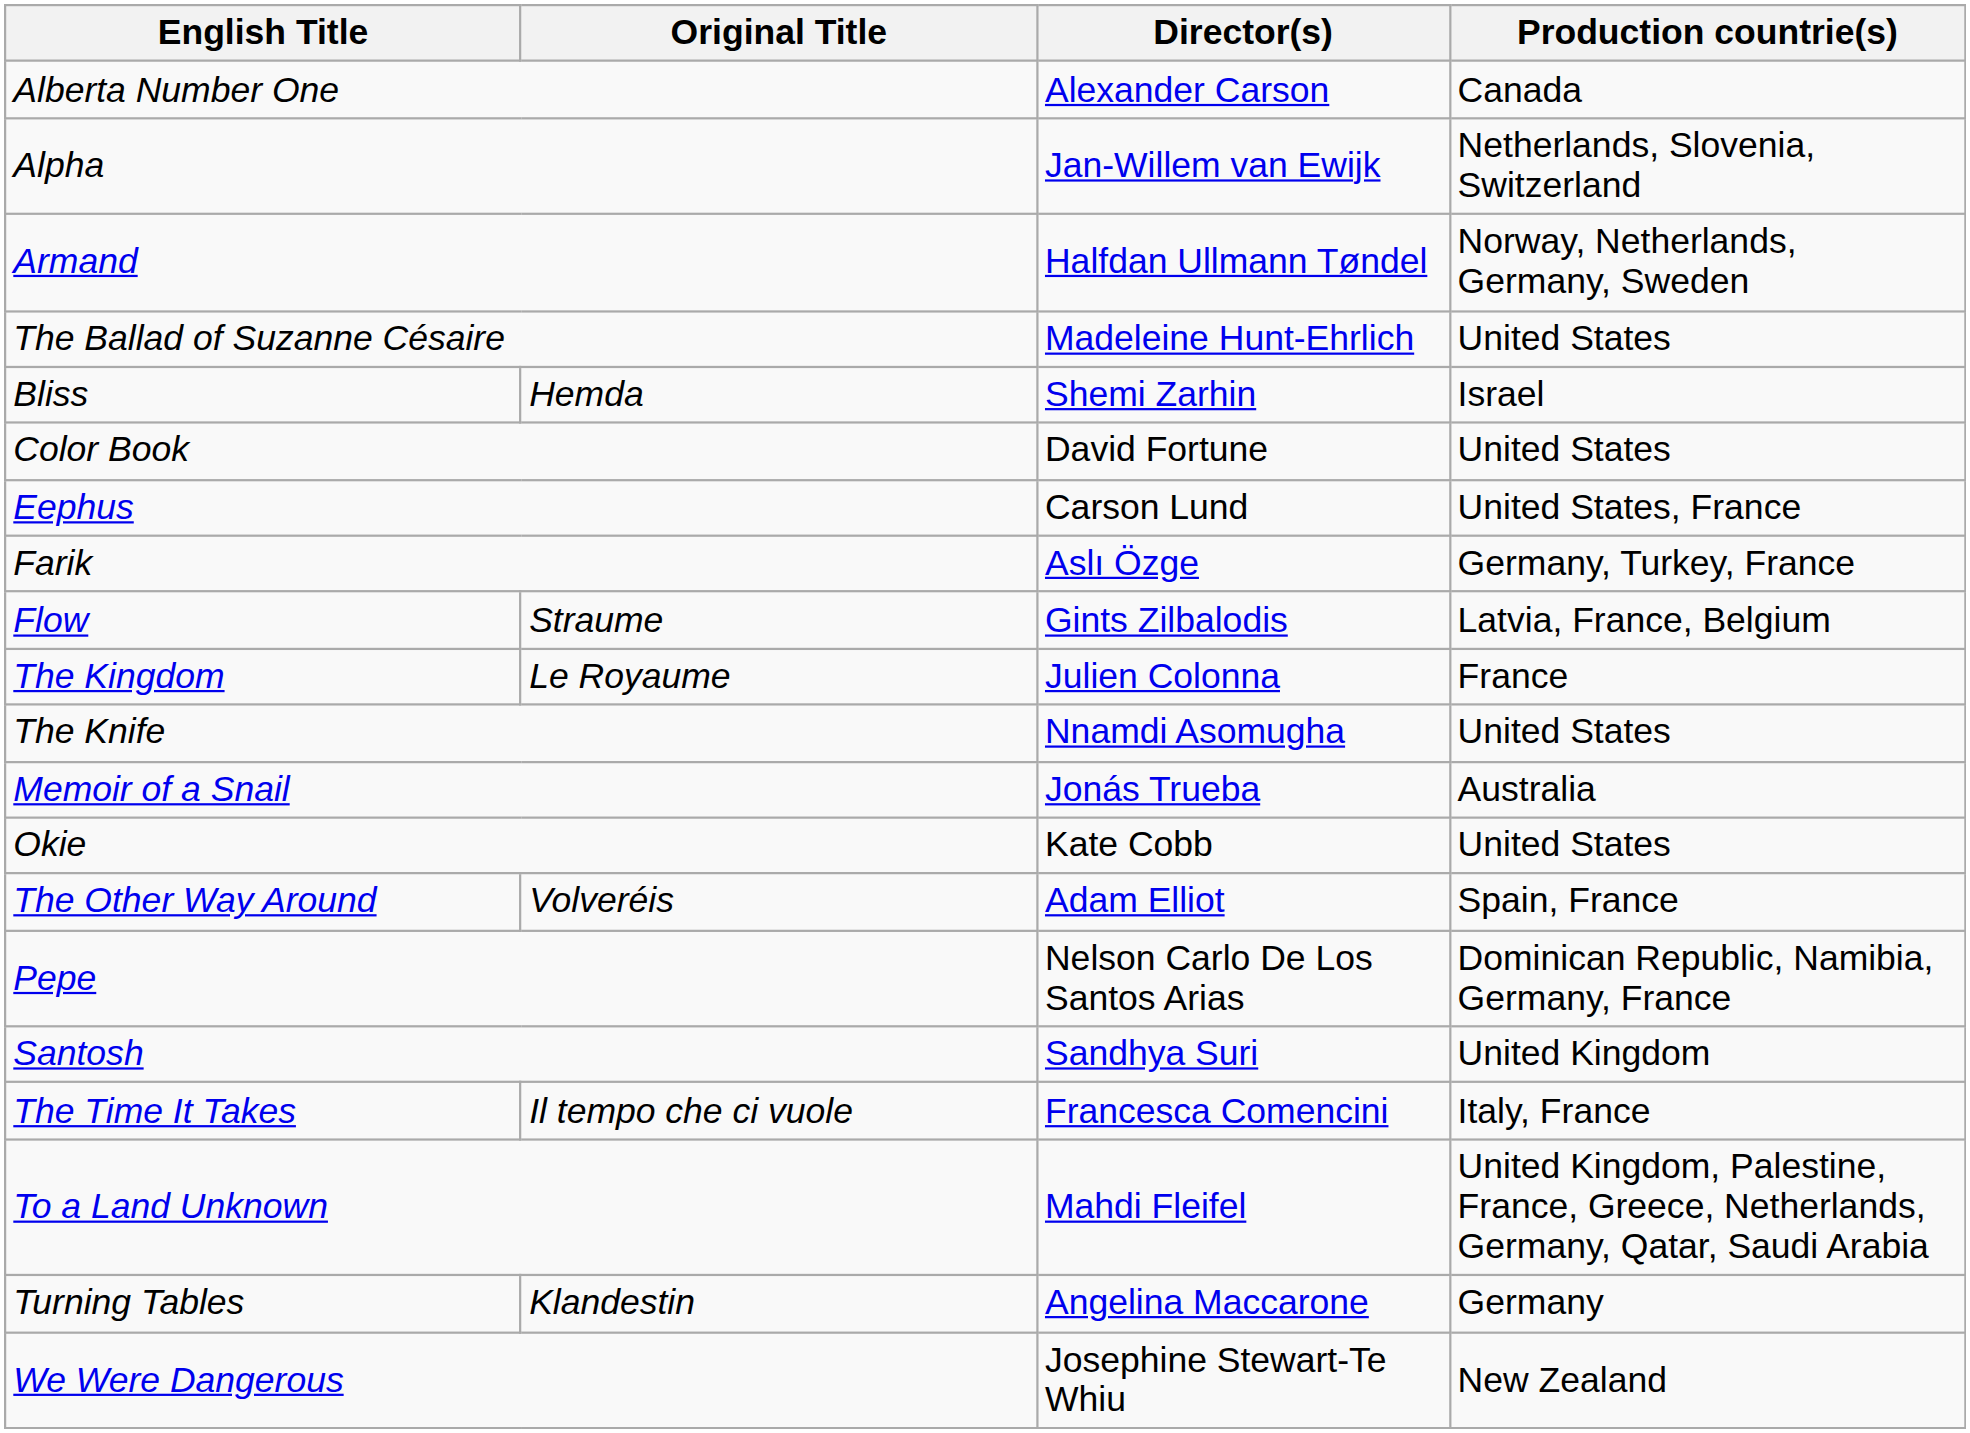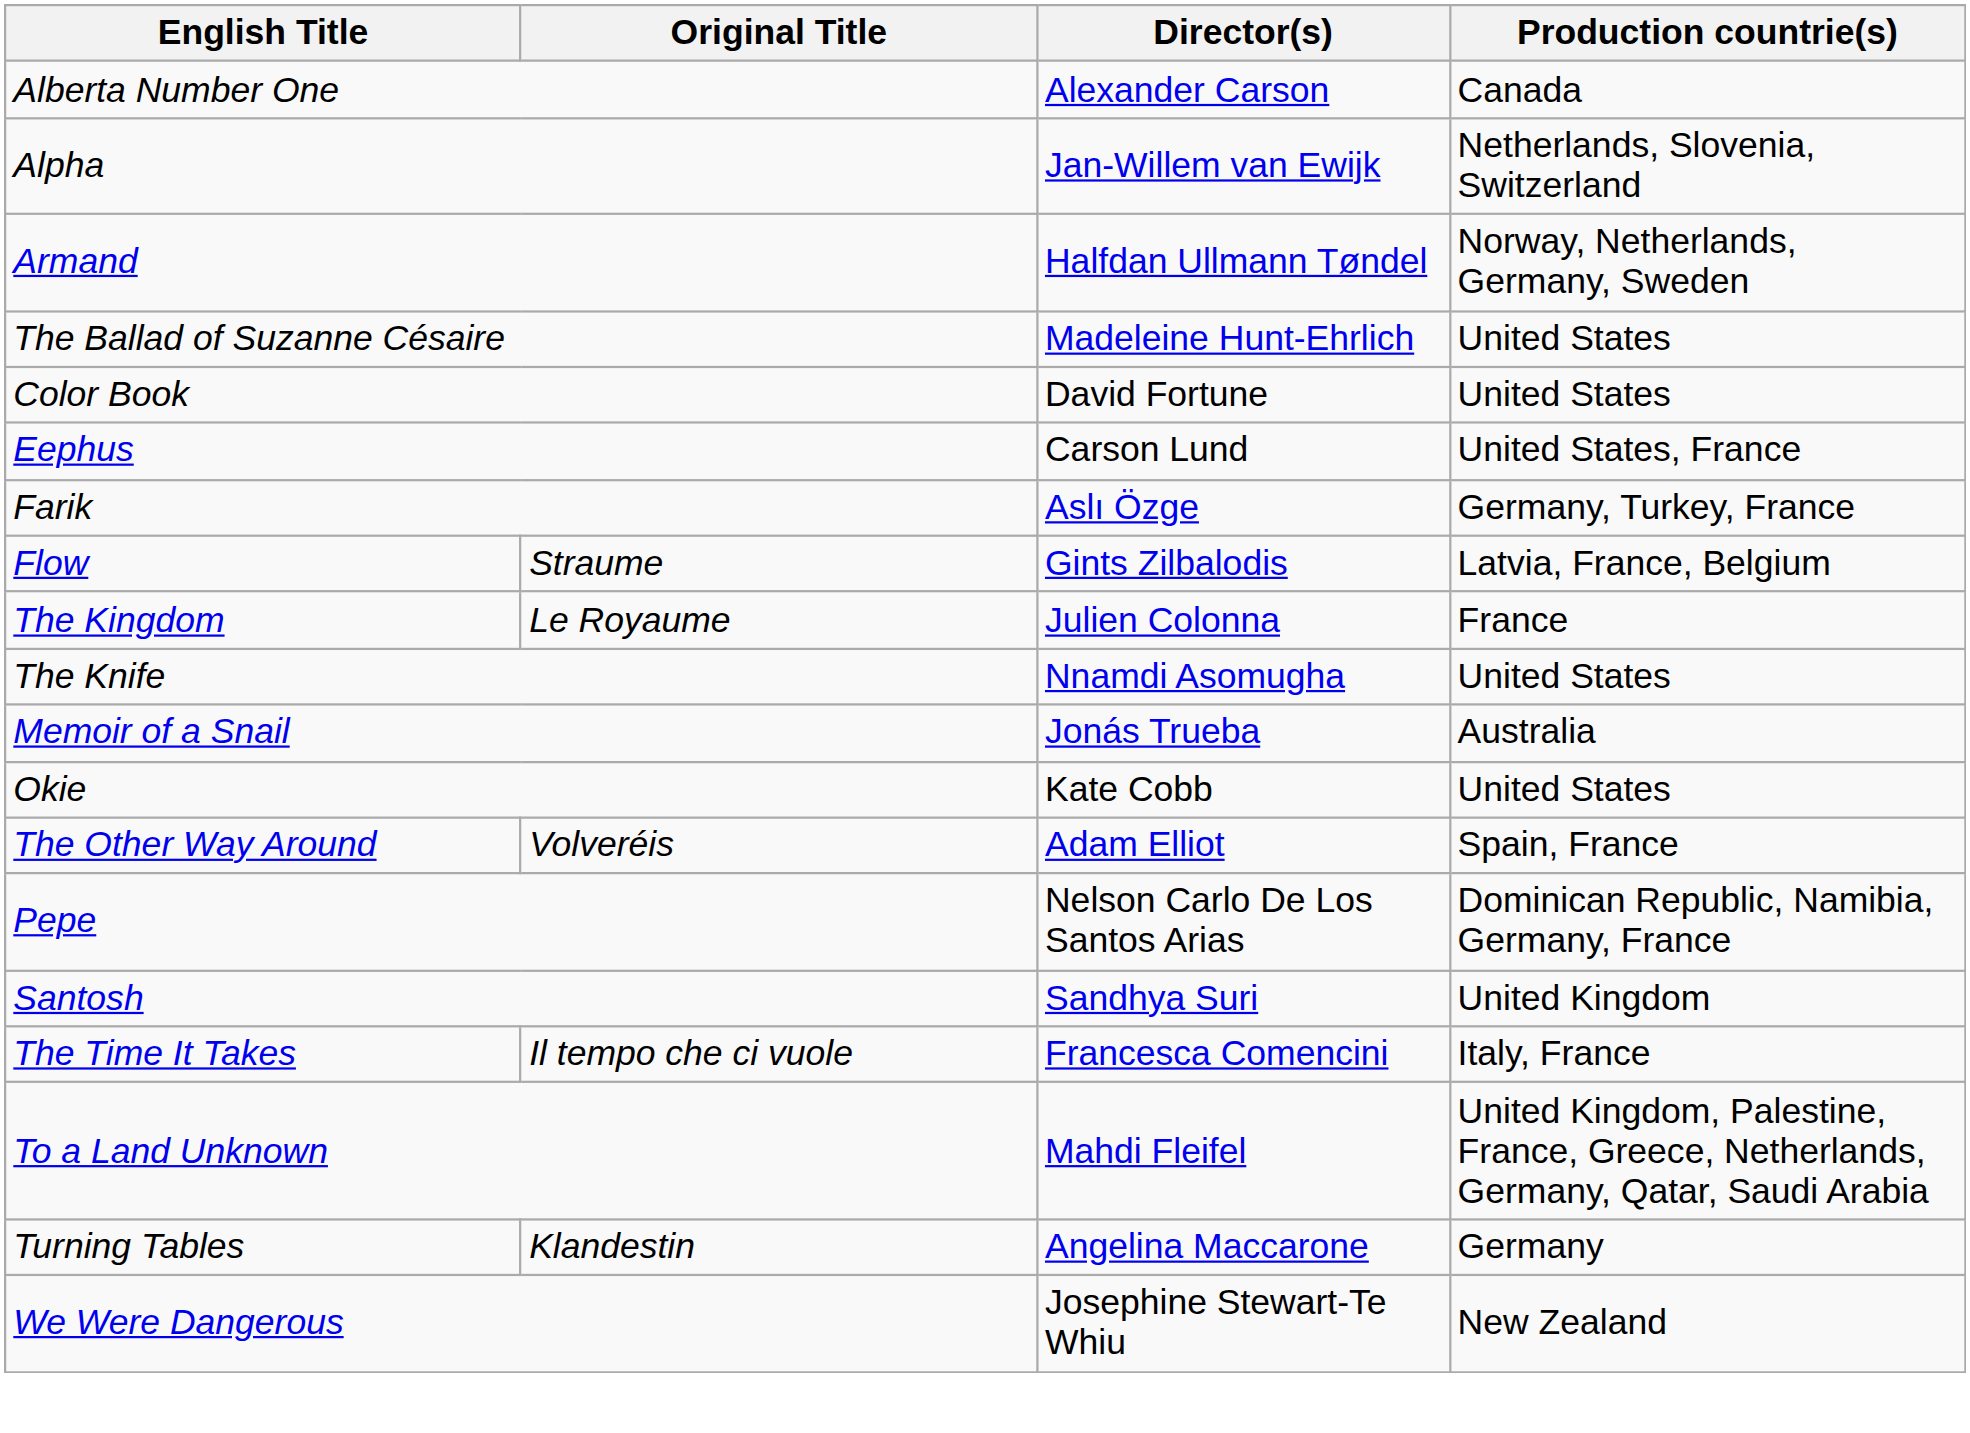- row: (51, 394)
